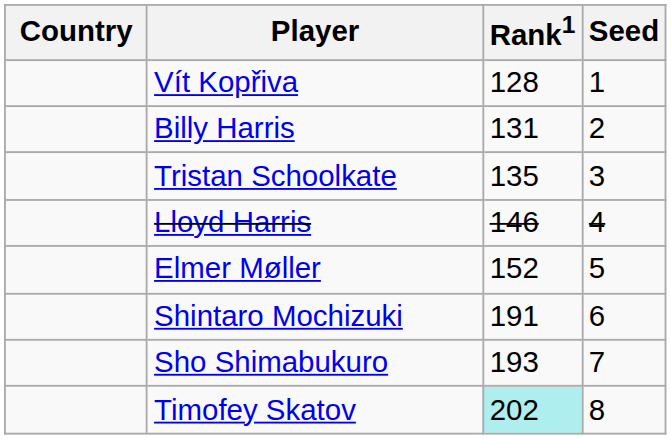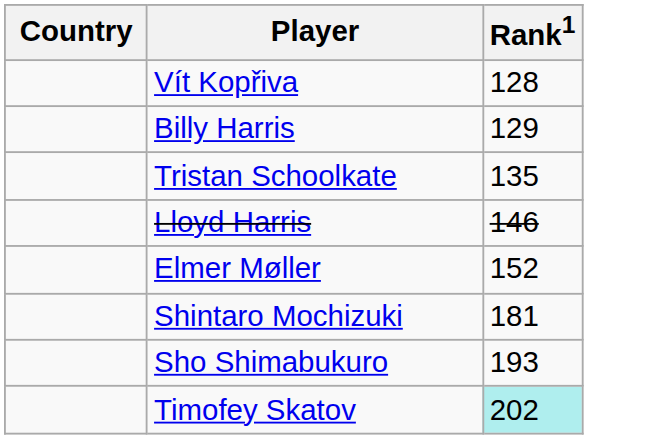- column: (624, 31)
(514, 129) 131 -> (514, 129) 129
(514, 315) 191 -> (514, 315) 181
